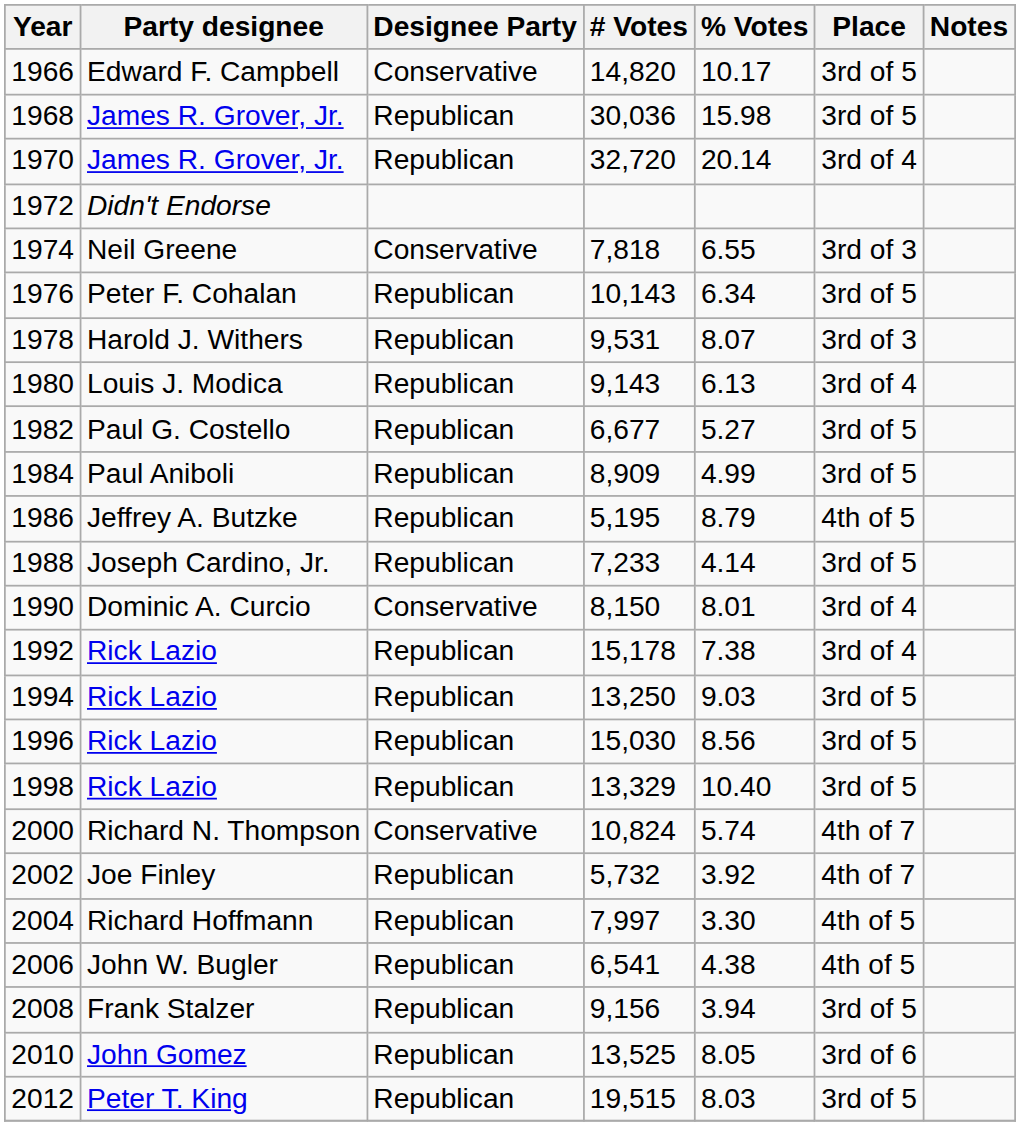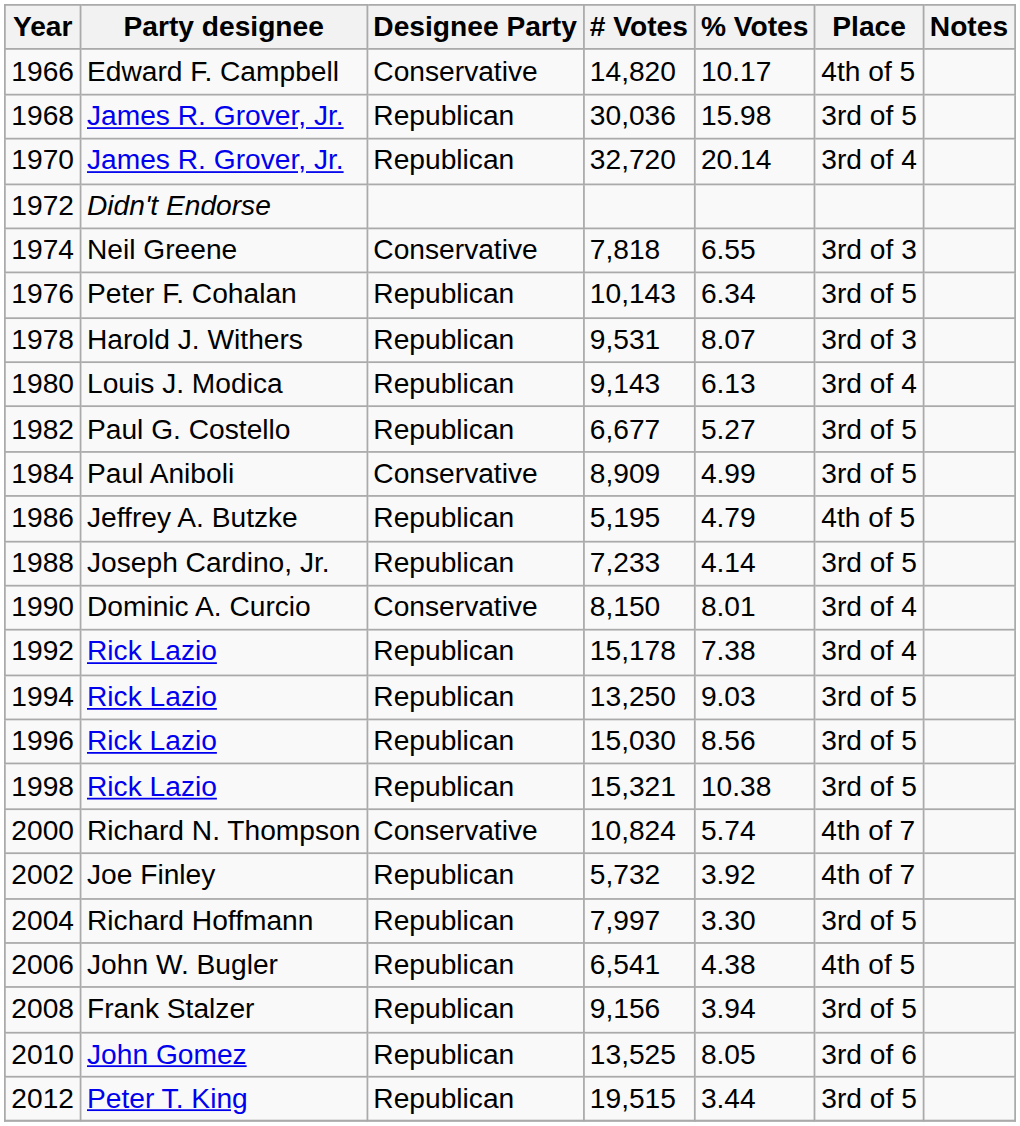(869, 71) 3rd of 5 -> (868, 71) 4th of 5
(444, 473) Republican -> (456, 473) Conservative
(728, 518) 8.79 -> (728, 518) 4.79
(633, 786) 13,329 -> (633, 786) 15,321
(736, 786) 10.40 -> (736, 786) 10.38
(868, 920) 4th of 5 -> (869, 920) 3rd of 5
(728, 1098) 8.03 -> (728, 1098) 3.44
